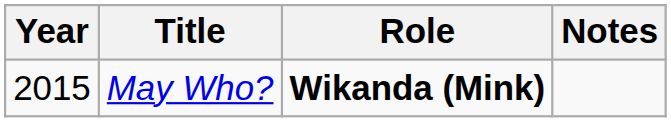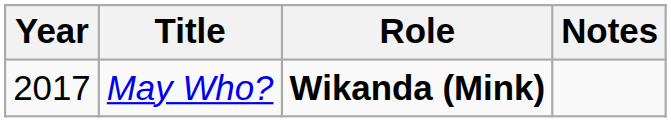(52, 87) 2015 -> (52, 87) 2017
